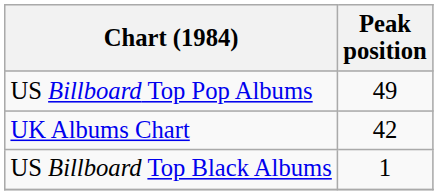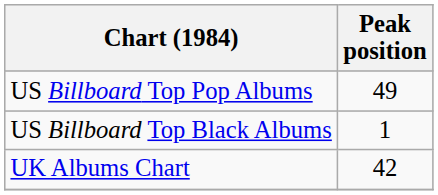rows swapped: (171, 168) <-> (100, 129)
